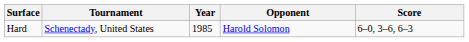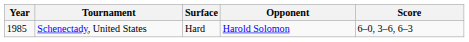columns swapped: (205, 12) <-> (23, 12)
